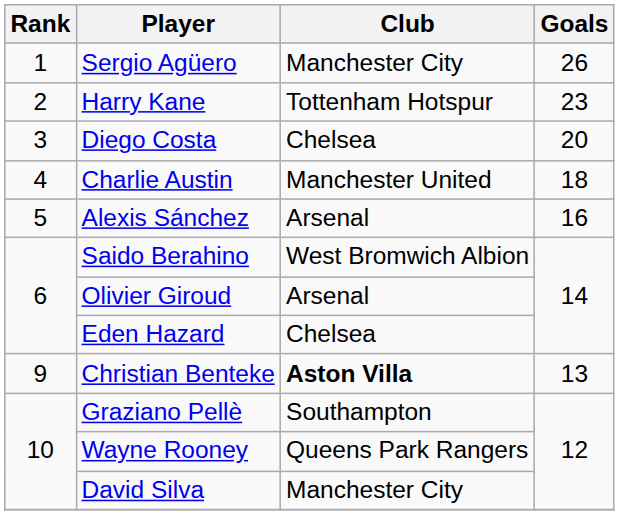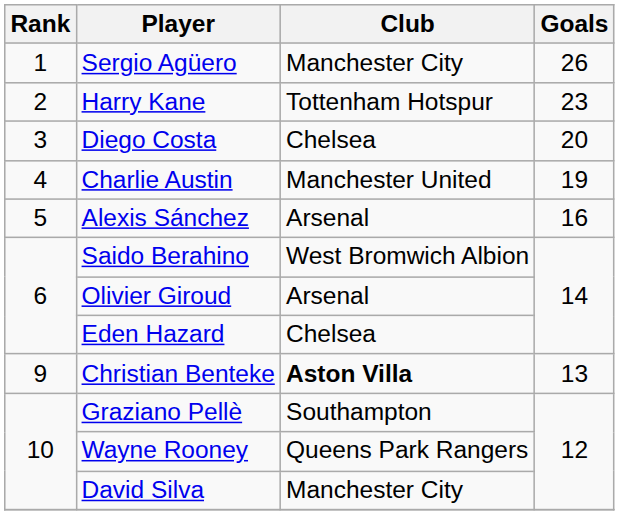(574, 179) 18 -> (574, 179) 19
